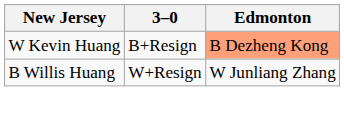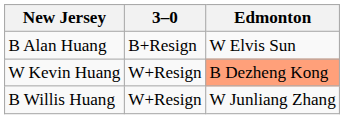+ row: (57, 45)
(163, 45) B+Resign -> (165, 72) W+Resign
